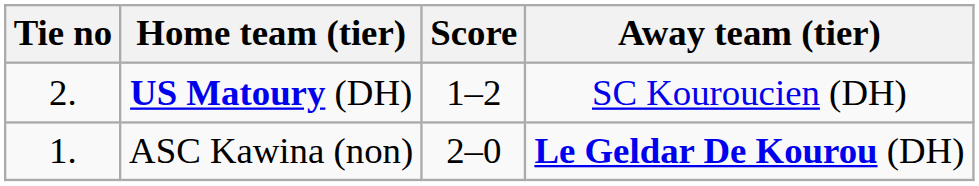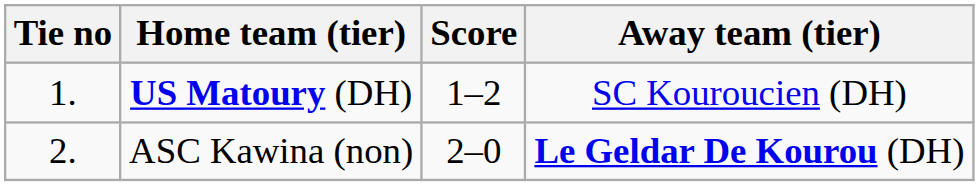(63, 92) 2. -> (63, 92) 1.
(63, 150) 1. -> (63, 150) 2.
